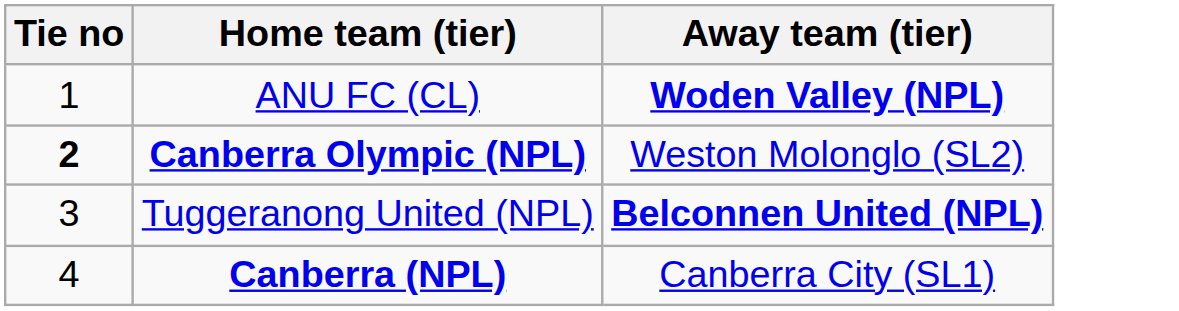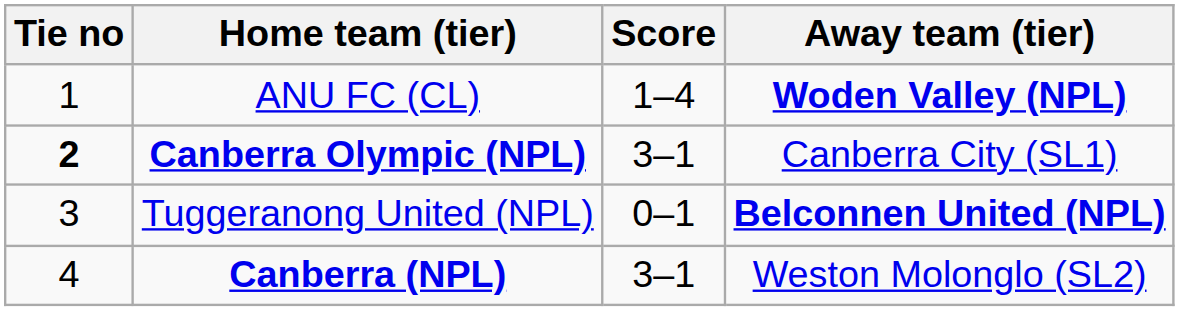+ column: (664, 34)
(827, 154) Weston Molonglo (SL2) -> (950, 154) Canberra City (SL1)
(827, 273) Canberra City (SL1) -> (950, 273) Weston Molonglo (SL2)
